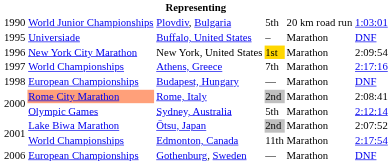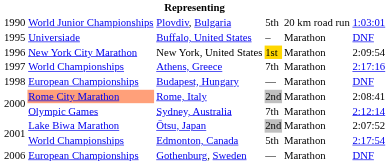(272, 111) 5th -> (272, 111) 7th
(275, 140) 11th -> (272, 140) 5th
